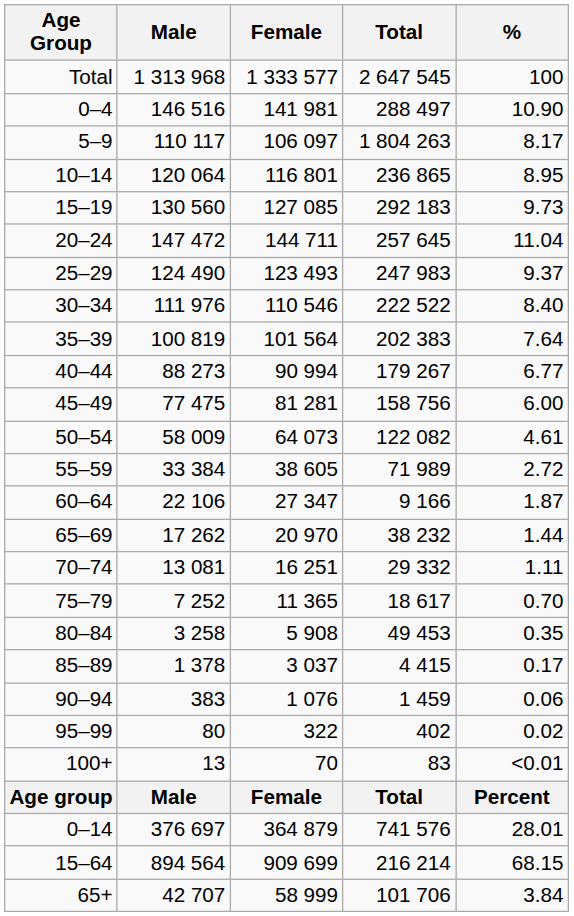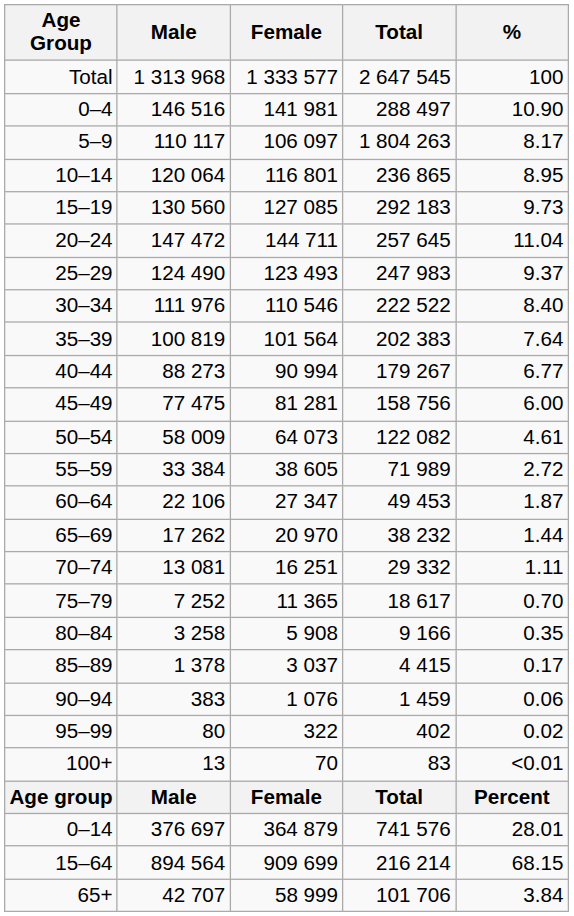(425, 502) 9 166 -> (419, 502) 49 453
(419, 633) 49 453 -> (425, 633) 9 166
